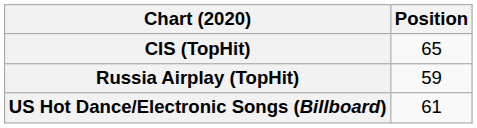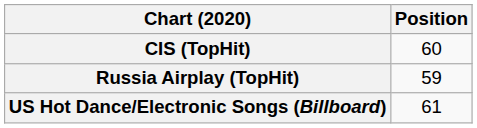(431, 48) 65 -> (431, 48) 60
